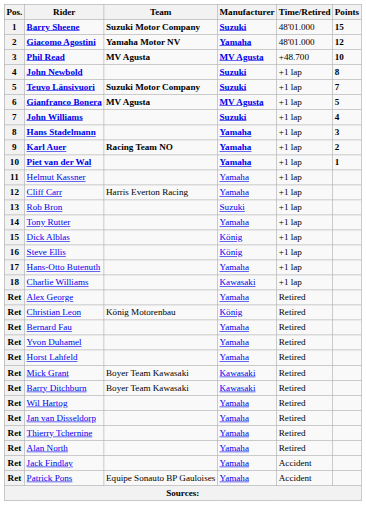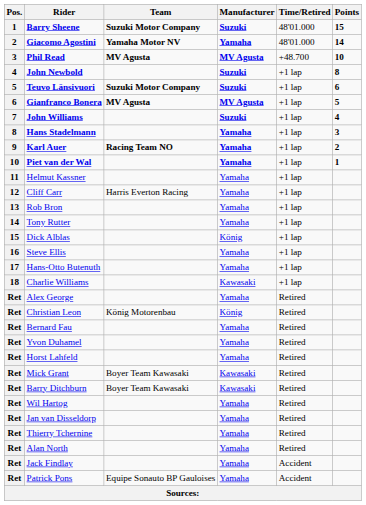(339, 42) 12 -> (339, 42) 14
(337, 87) 7 -> (337, 87) 6
(232, 207) Suzuki -> (234, 207) Yamaha
(231, 252) König -> (234, 252) Yamaha
